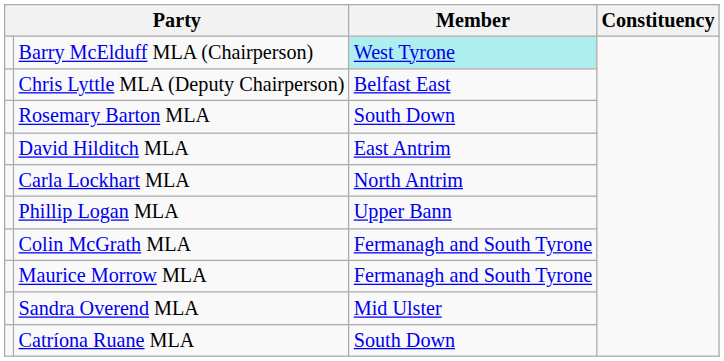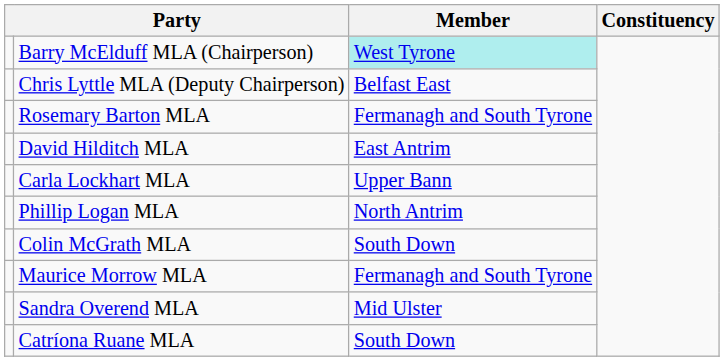(404, 116) South Down -> (473, 116) Fermanagh and South Tyrone
(408, 180) North Antrim -> (403, 180) Upper Bann
(403, 212) Upper Bann -> (408, 212) North Antrim
(473, 244) Fermanagh and South Tyrone -> (404, 244) South Down
